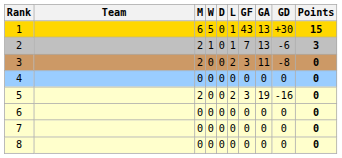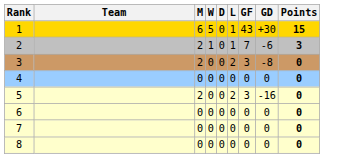- column: (264, 13)
